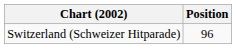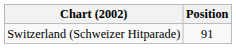(207, 33) 96 -> (207, 33) 91
